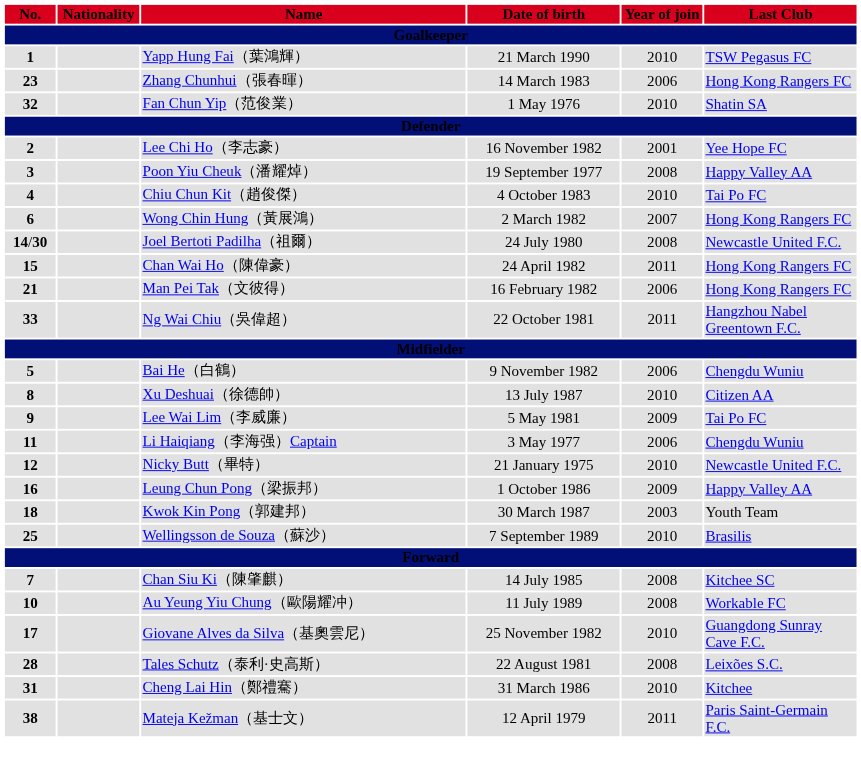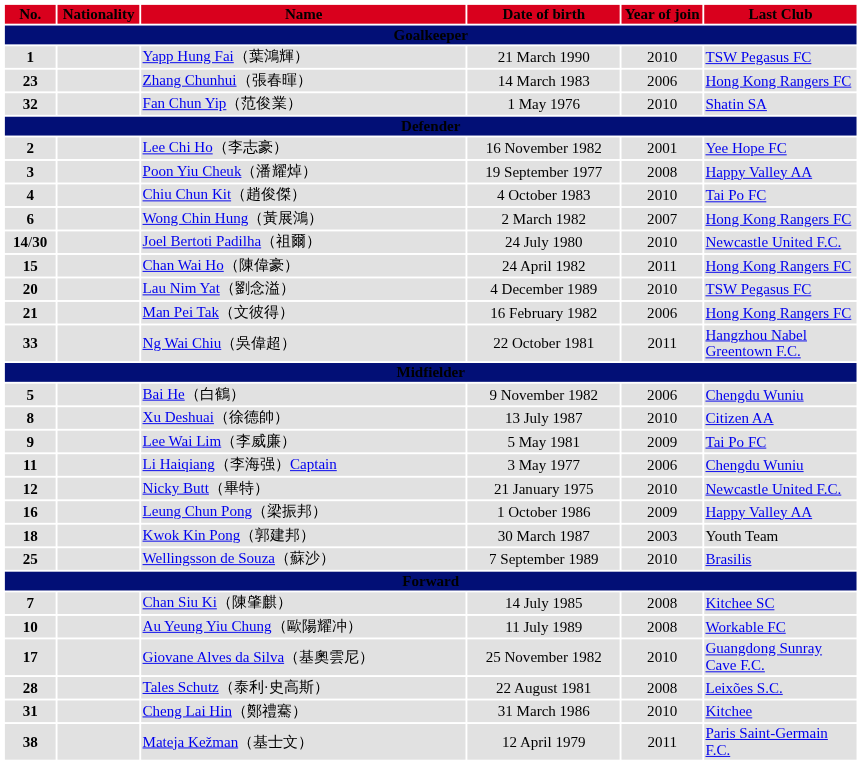(662, 242) 2008 -> (662, 242) 2010
+ row: (219, 288)
